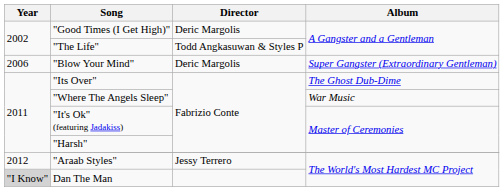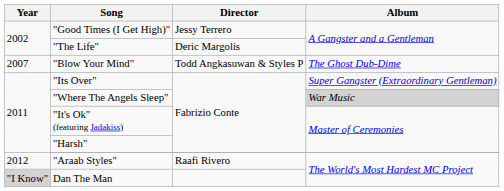(208, 30) Deric Margolis -> (203, 30) Jessy Terrero
(239, 47) Todd Angkasuwan & Styles P -> (208, 47) Deric Margolis
(18, 64) 2006 -> (18, 64) 2007
(208, 64) Deric Margolis -> (239, 64) Todd Angkasuwan & Styles P
(403, 64) Super Gangster (Extraordinary Gentleman) -> (355, 64) The Ghost Dub-Dime
(355, 81) The Ghost Dub-Dime -> (403, 81) Super Gangster (Extraordinary Gentleman)
(332, 98) no background -> (332, 98) lightgrey background
(203, 161) Jessy Terrero -> (203, 161) Raafi Rivero
